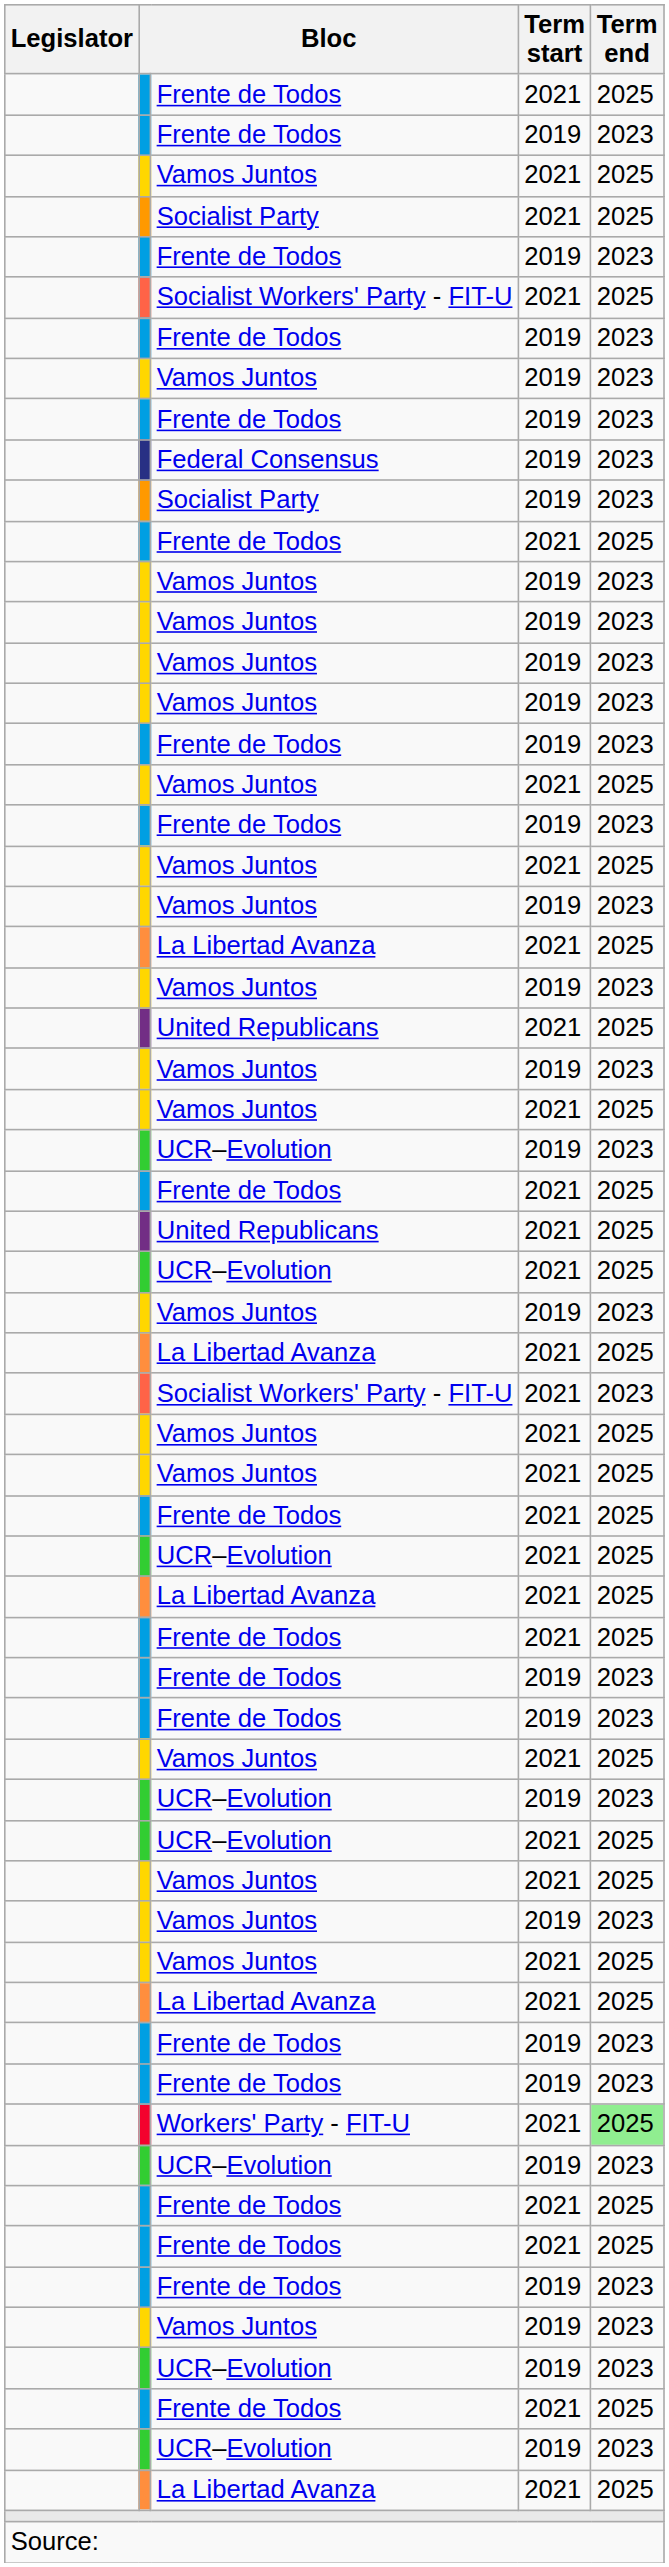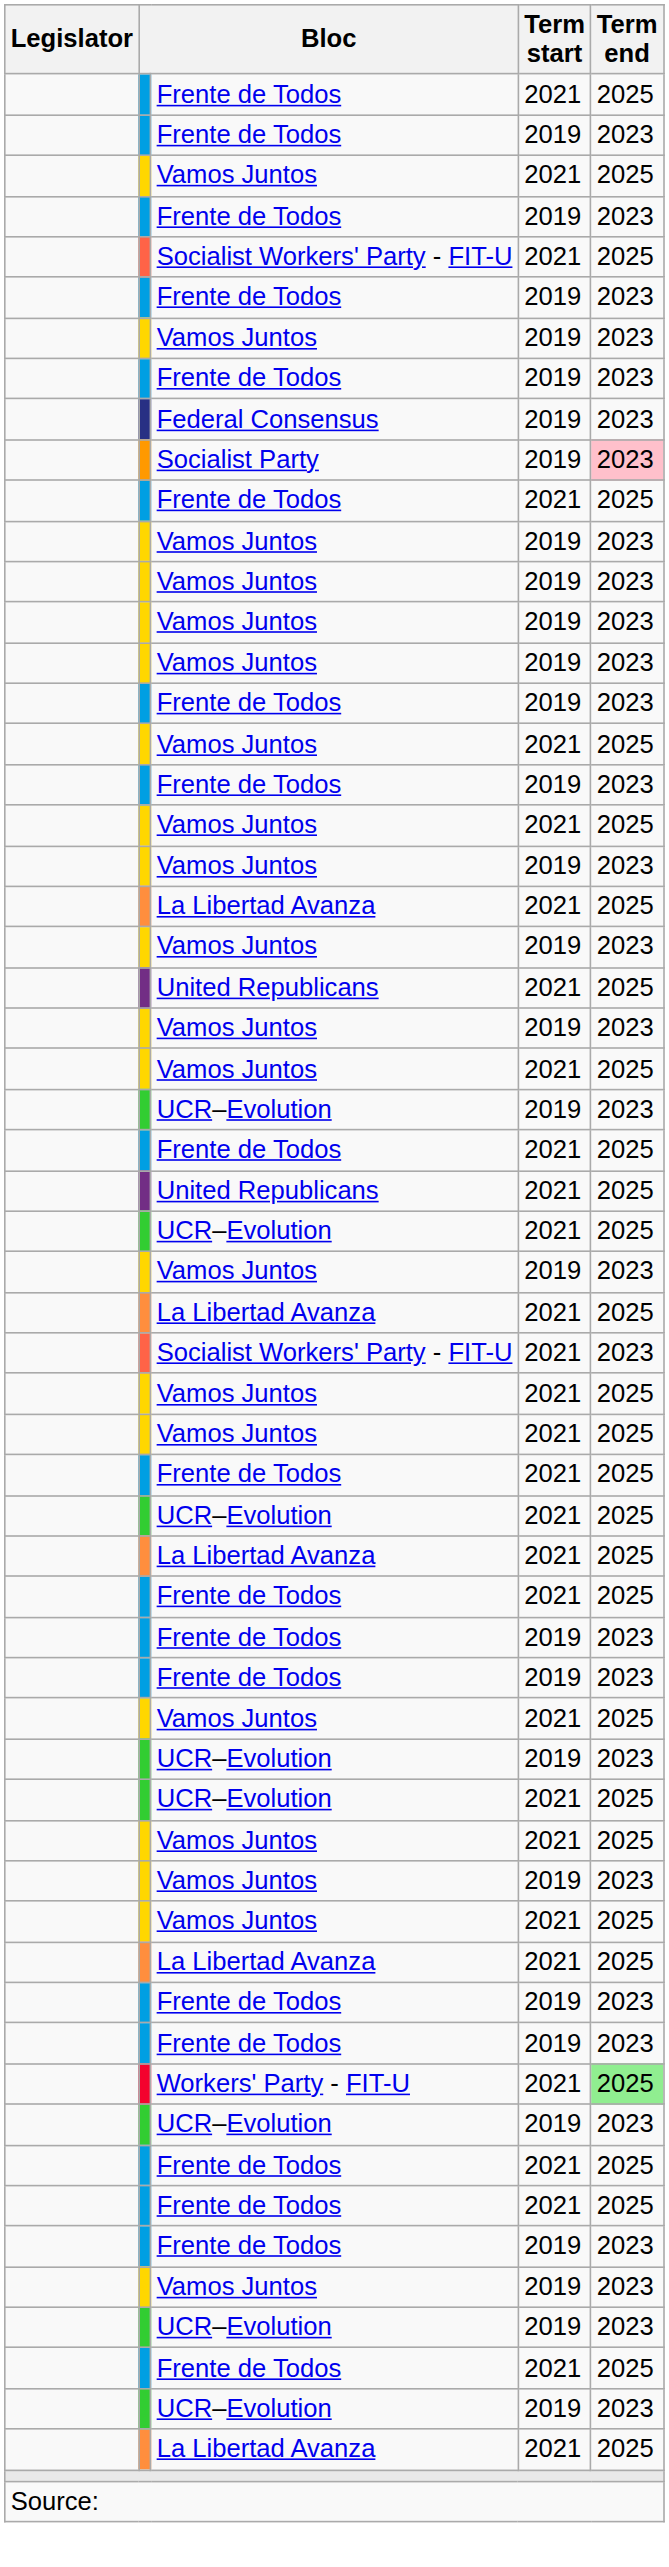- row: (238, 216)
(625, 500) no background -> (625, 459) pink background
